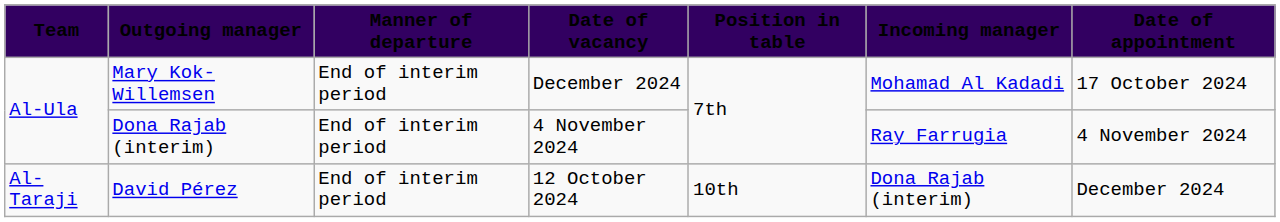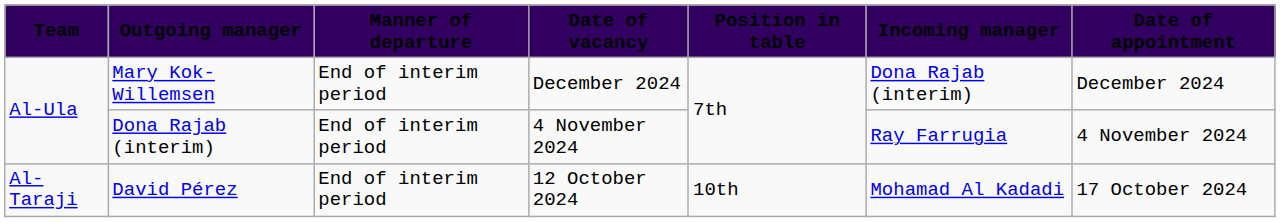(967, 84) Mohamad Al Kadadi -> (927, 84) Dona Rajab (interim)
(1162, 84) 17 October 2024 -> (1150, 84) December 2024
(927, 190) Dona Rajab (interim) -> (967, 190) Mohamad Al Kadadi
(1150, 190) December 2024 -> (1162, 190) 17 October 2024
